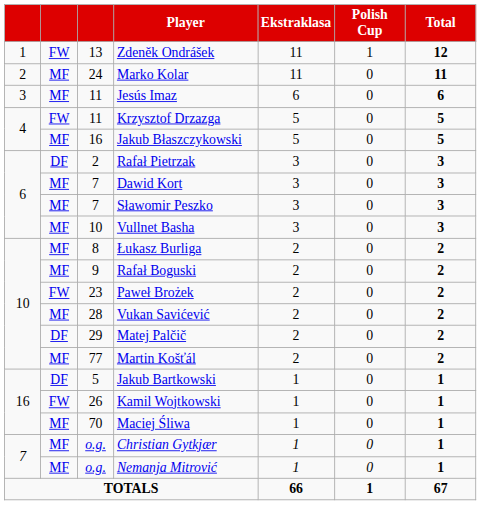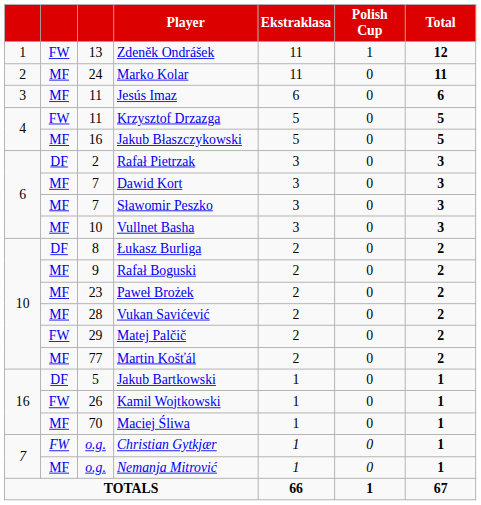(59, 249) MF -> (59, 249) DF
(59, 292) FW -> (59, 292) MF
(59, 336) DF -> (59, 336) FW
(59, 445) MF -> (59, 445) FW
